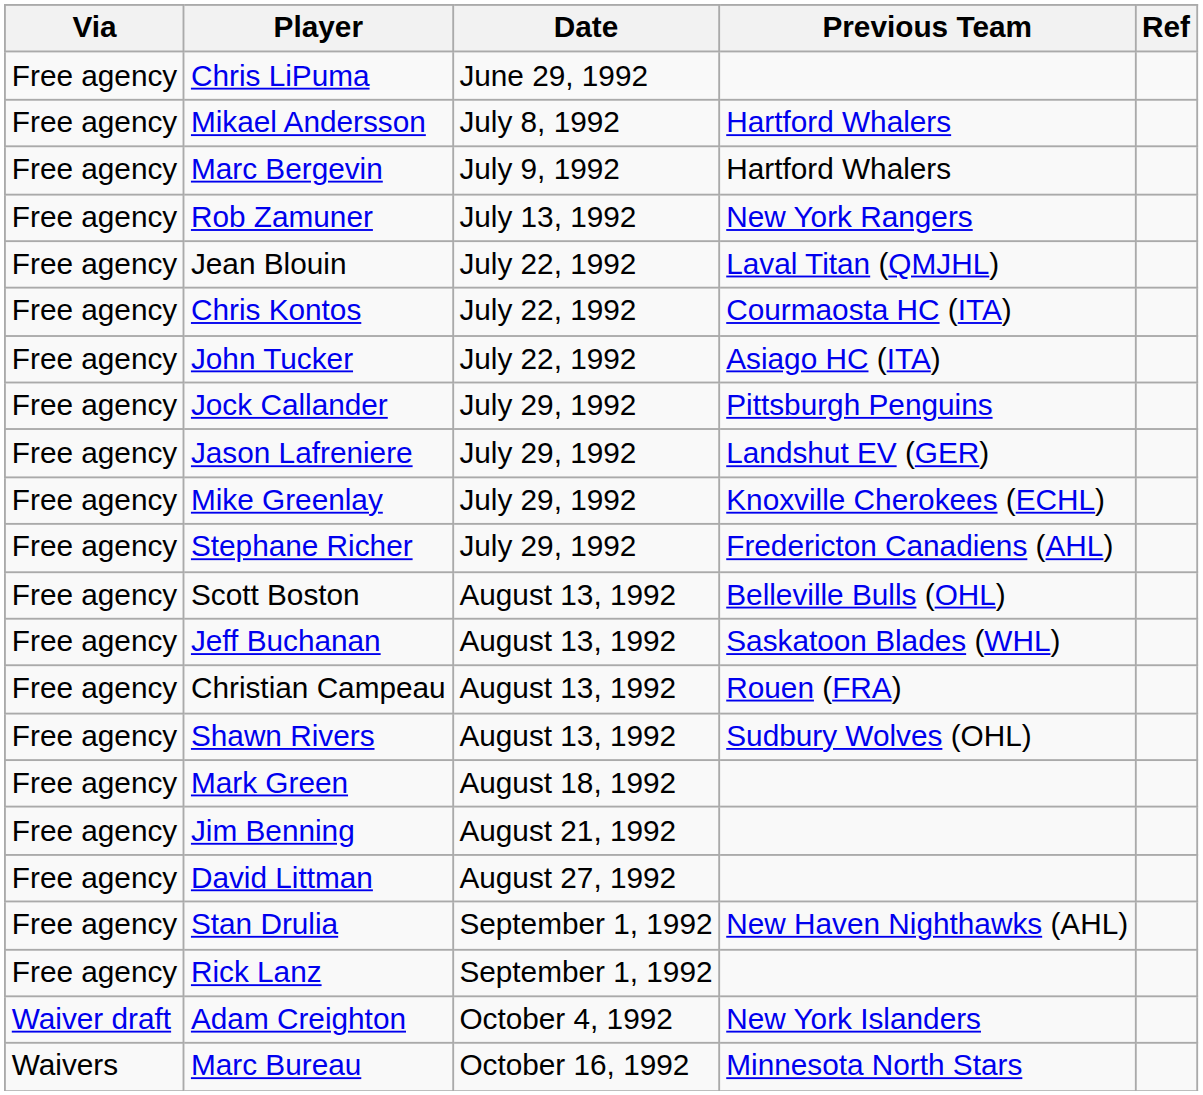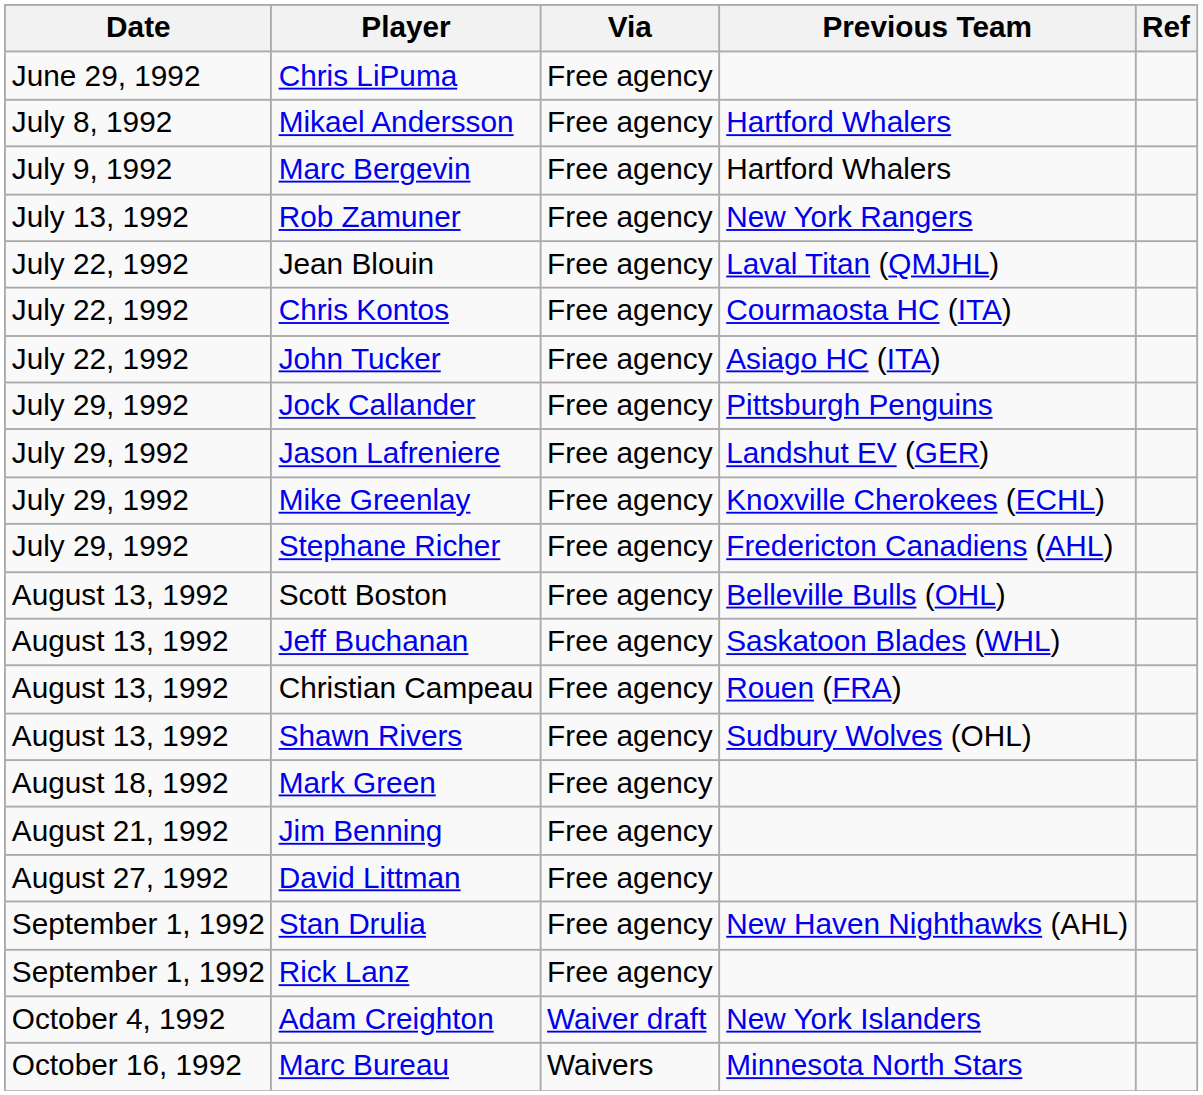columns swapped: (586, 28) <-> (94, 28)
